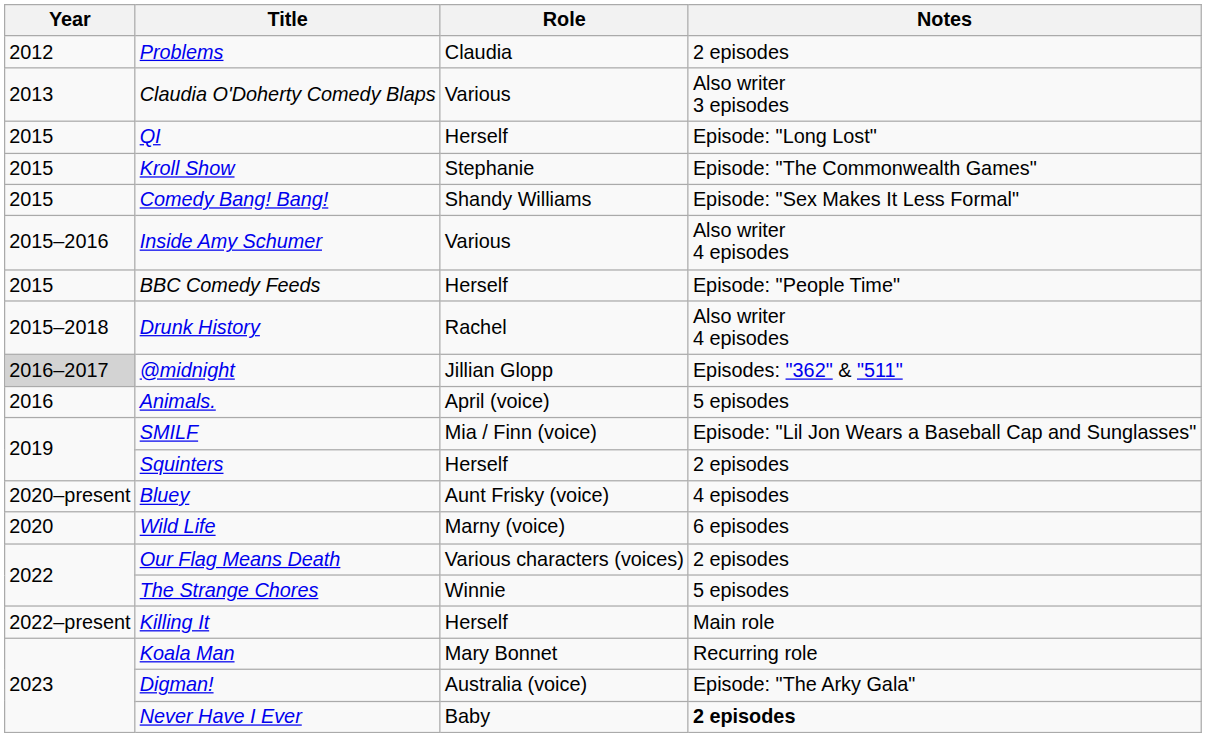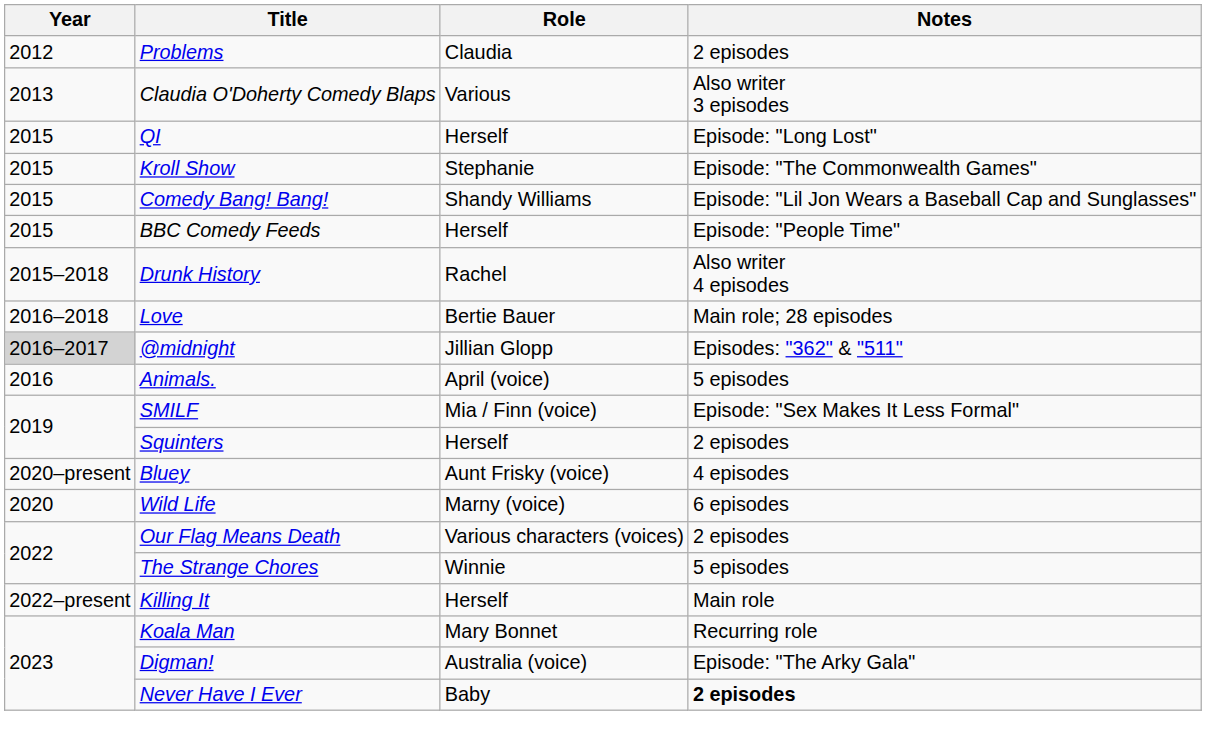(856, 199) Episode: "Sex Makes It Less Formal" -> (945, 199) Episode: "Lil Jon Wears a Baseball Cap and Sunglasses"
- row: (231, 242)
+ row: (161, 316)
(945, 433) Episode: "Lil Jon Wears a Baseball Cap and Sunglasses" -> (856, 410) Episode: "Sex Makes It Less Formal"
